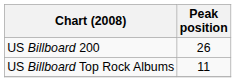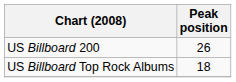(204, 67) 11 -> (204, 67) 18
